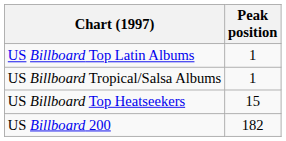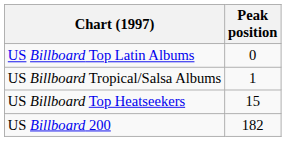(253, 55) 1 -> (253, 55) 0
